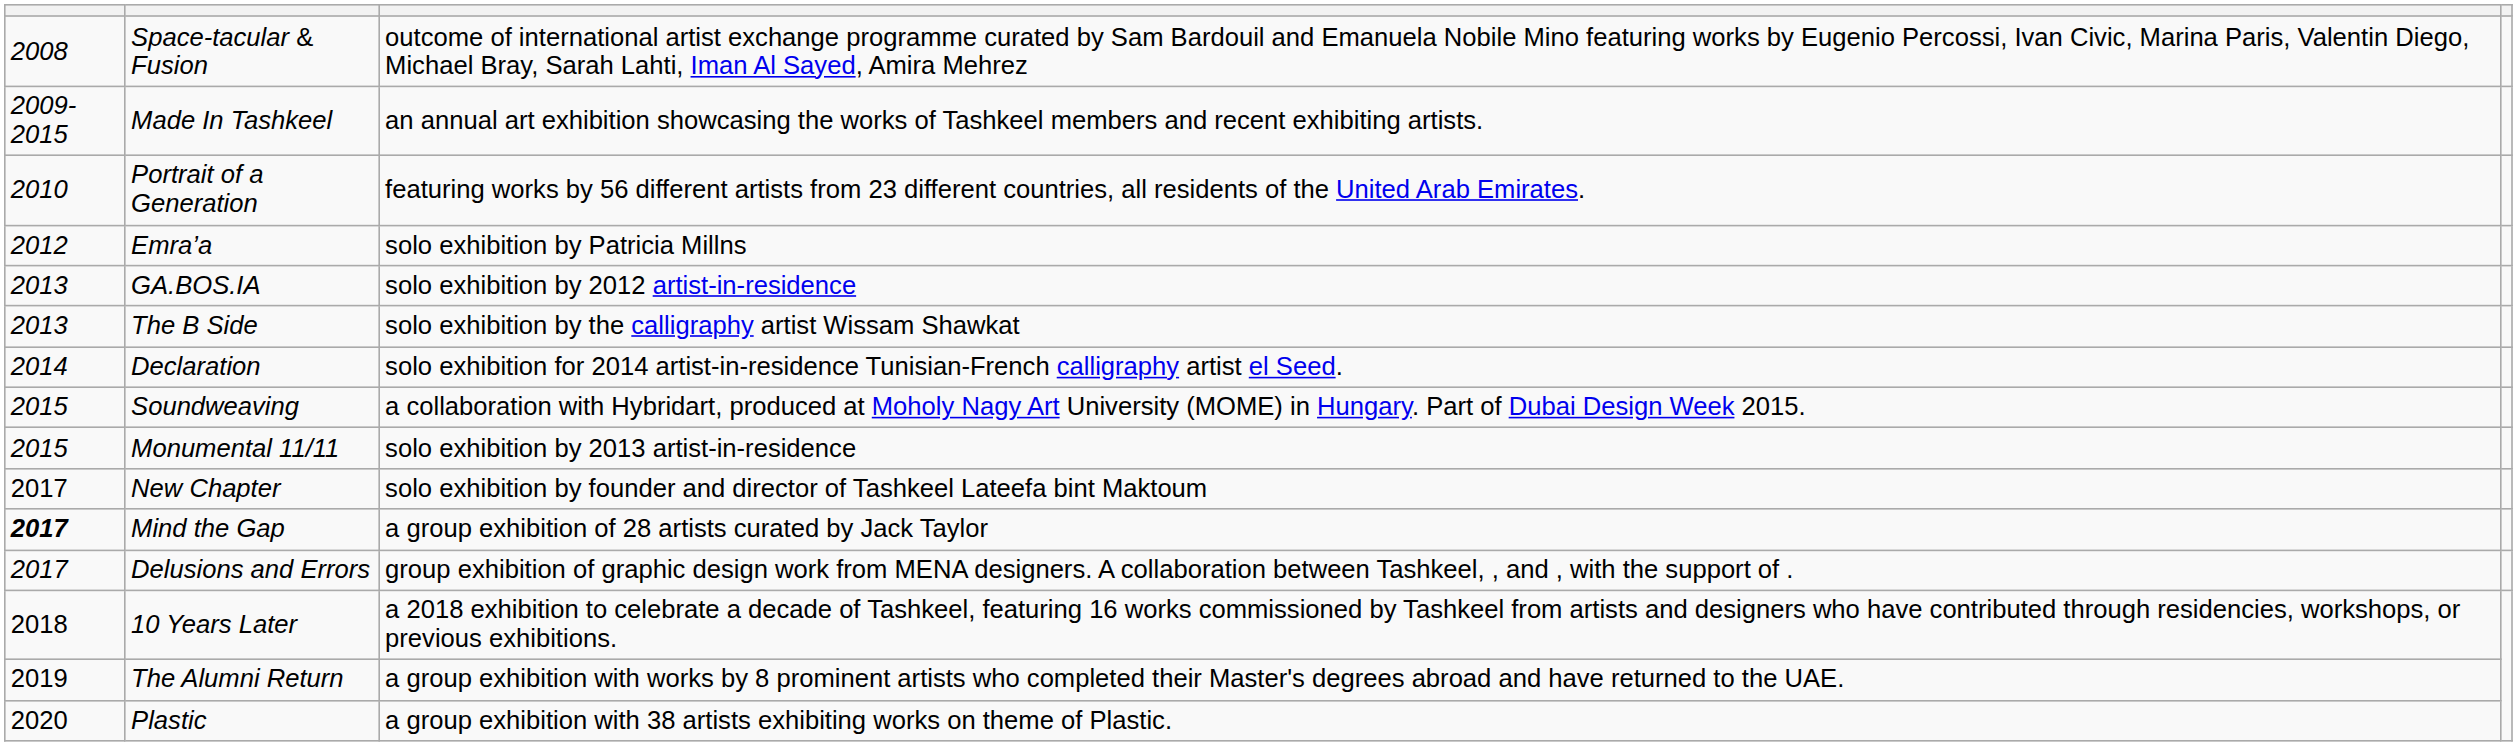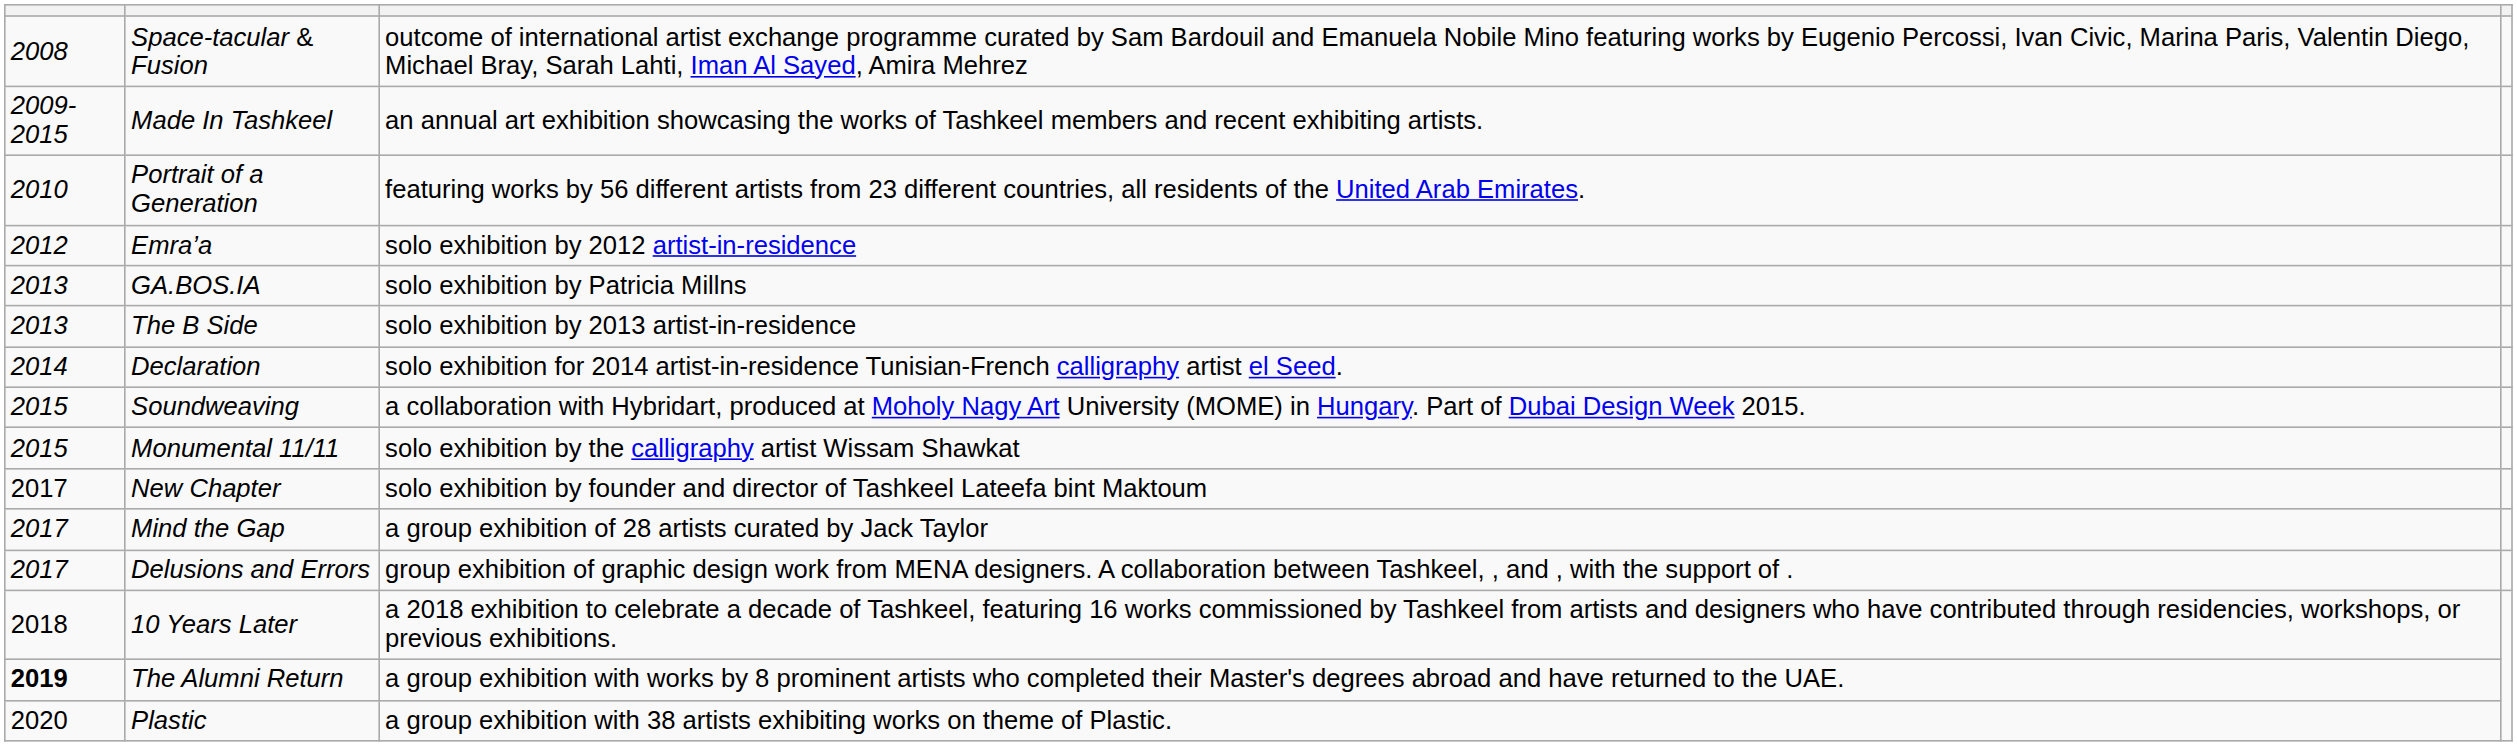(566, 244) solo exhibition by Patricia Millns -> (621, 244) solo exhibition by 2012 artist-in-residence
(621, 285) solo exhibition by 2012 artist-in-residence -> (566, 285) solo exhibition by Patricia Millns
(702, 326) solo exhibition by the calligraphy artist Wissam Shawkat -> (621, 326) solo exhibition by 2013 artist-in-residence
(621, 447) solo exhibition by 2013 artist-in-residence -> (702, 447) solo exhibition by the calligraphy artist Wissam Shawkat
(39, 529) bold -> (39, 529) normal
(39, 679) normal -> (39, 679) bold
